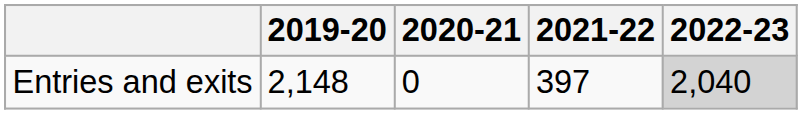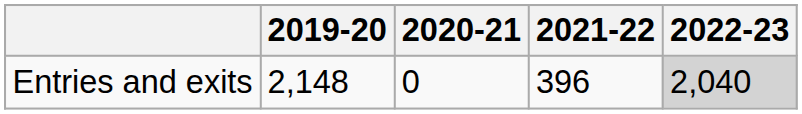(563, 81) 397 -> (563, 81) 396
